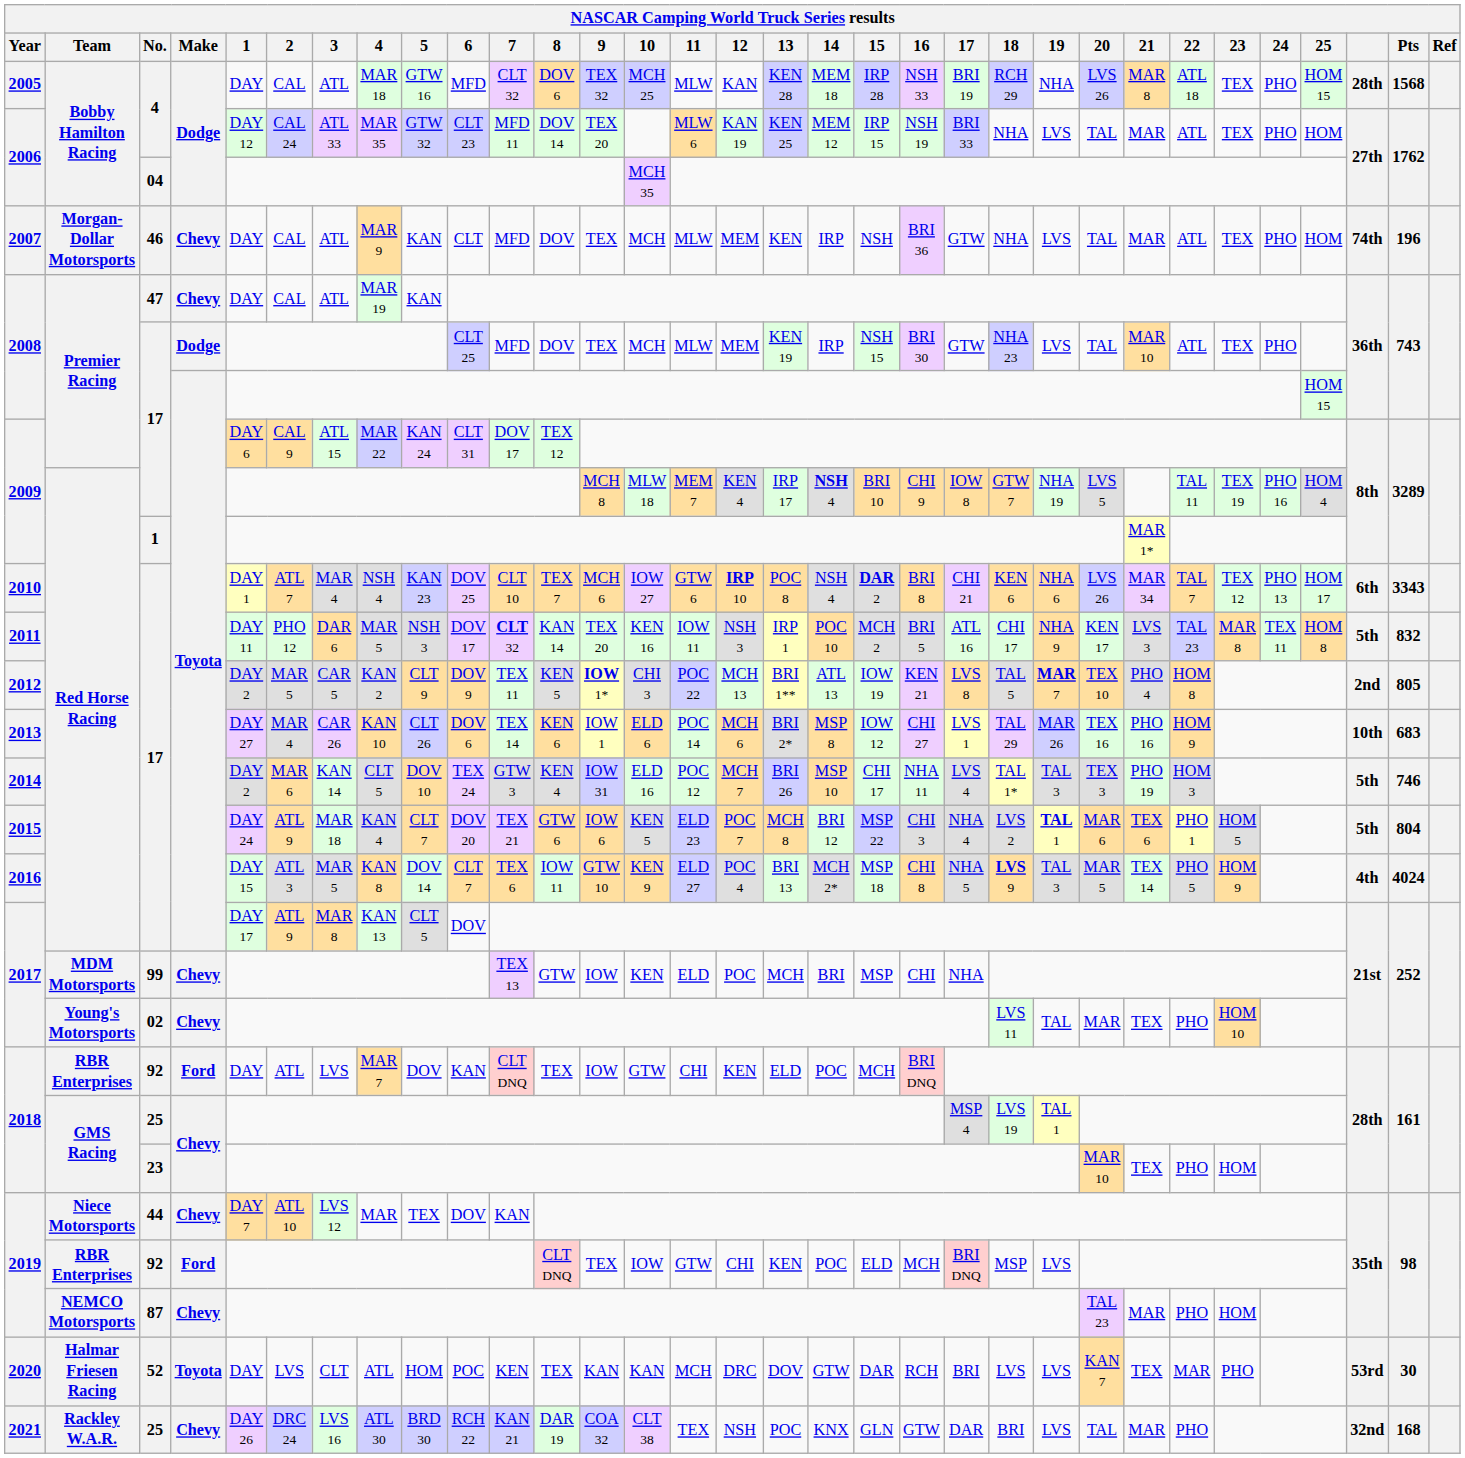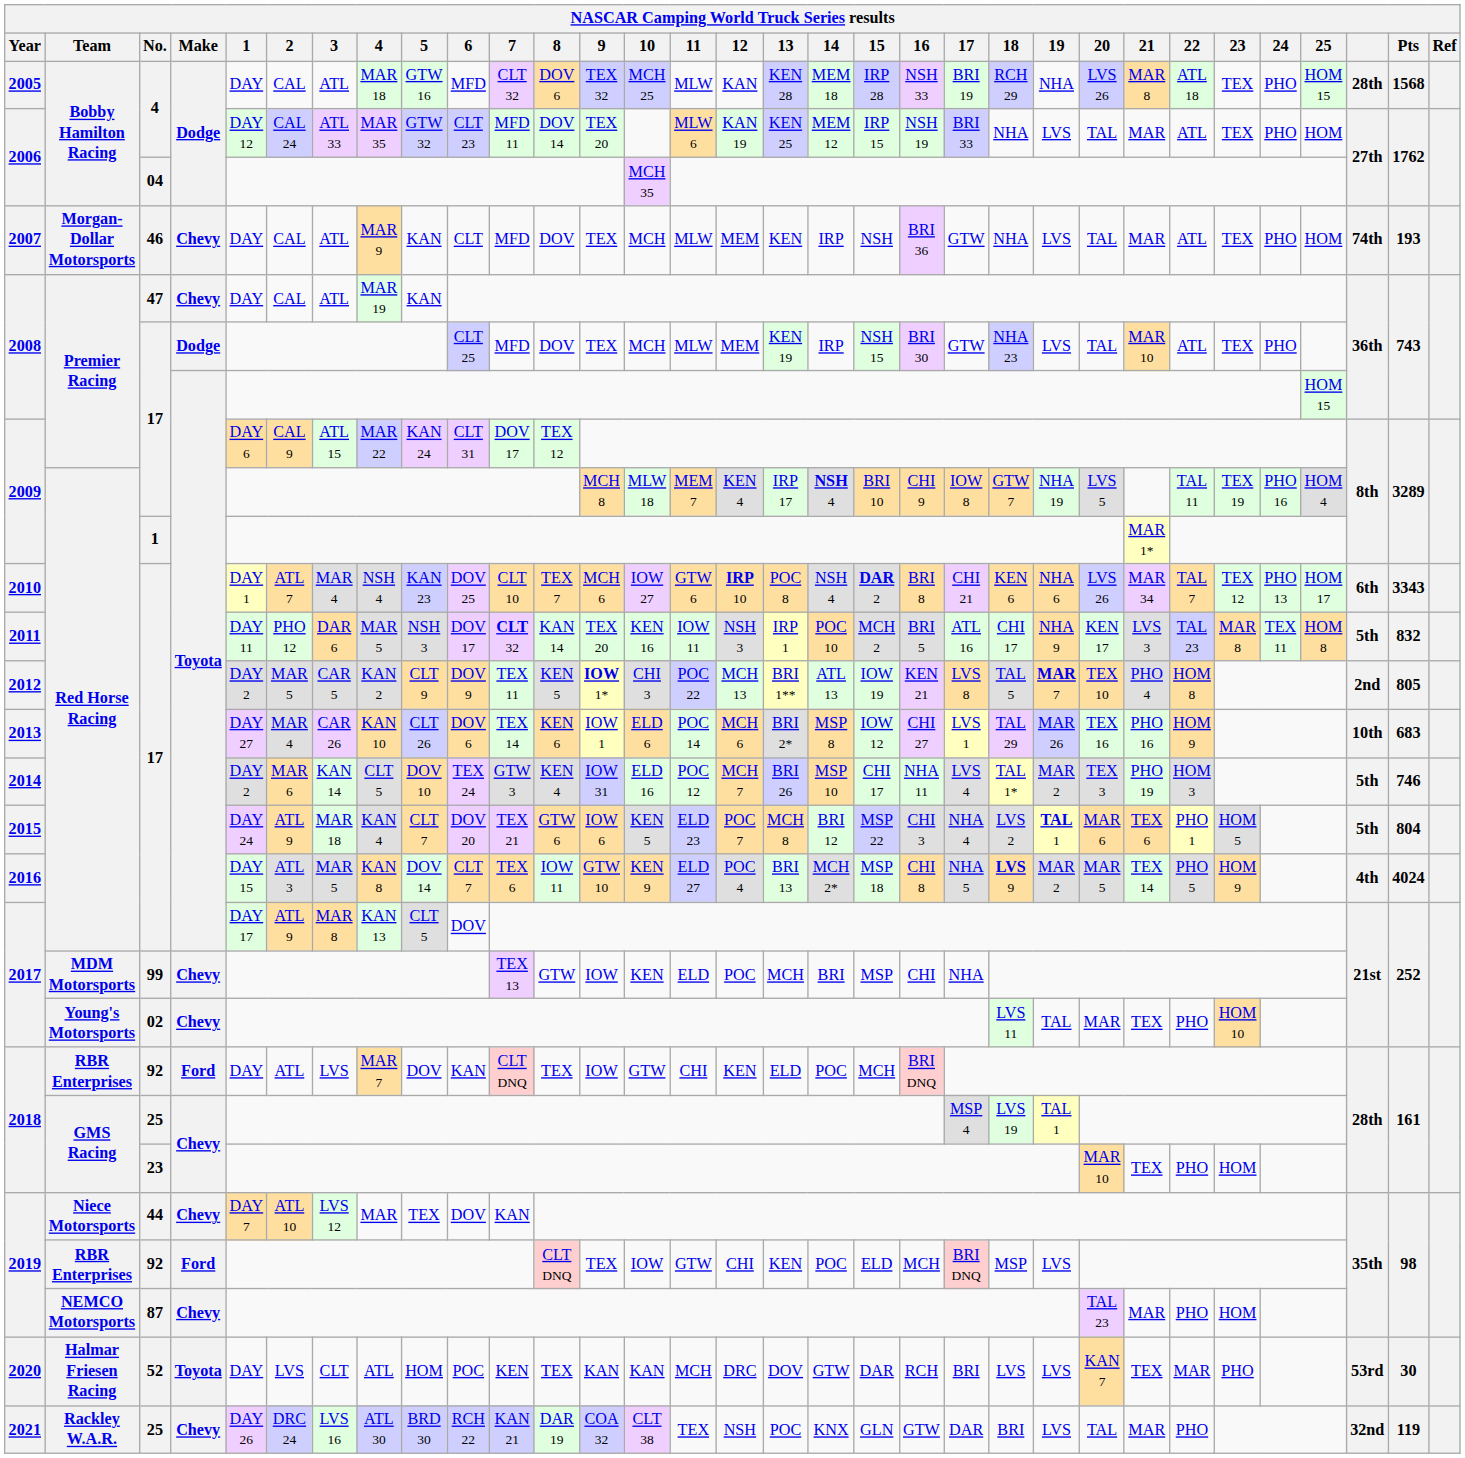(1408, 239) 196 -> (1408, 239) 193
(1056, 780) TAL 3 -> (1056, 780) MAR 2
(1056, 877) TAL 3 -> (1056, 877) MAR 2
(1408, 1429) 168 -> (1408, 1429) 119
